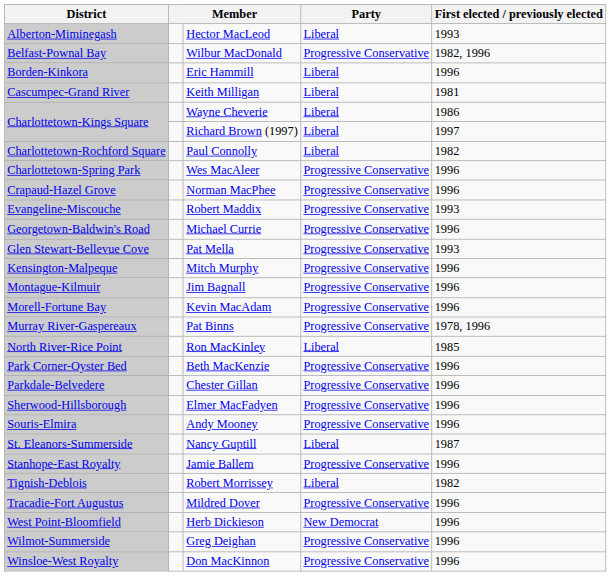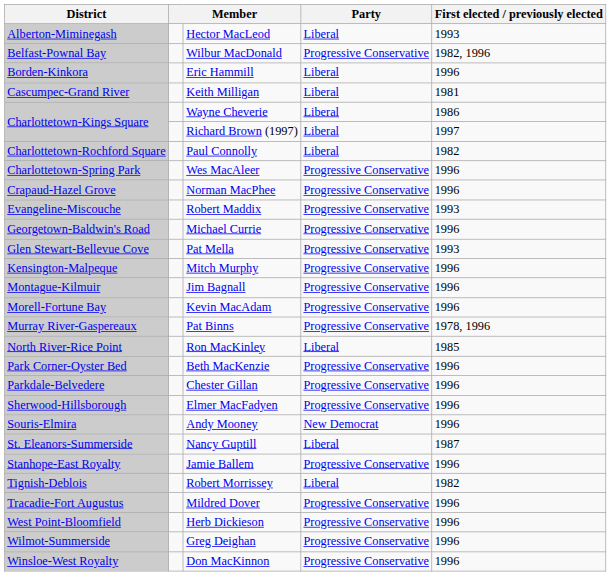(366, 424) Progressive Conservative -> (341, 424) New Democrat
(341, 522) New Democrat -> (366, 522) Progressive Conservative
